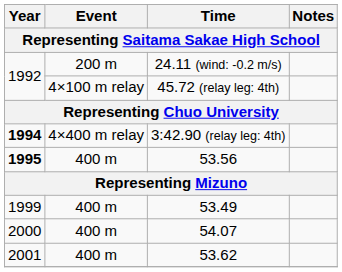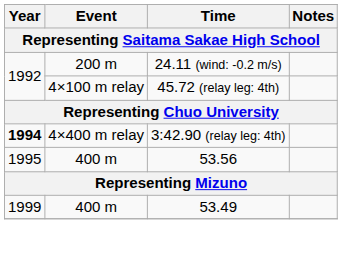(25, 159) bold -> (25, 159) normal
- row: (218, 231)
- row: (218, 254)
